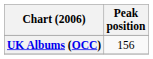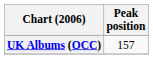(126, 44) 156 -> (126, 44) 157
